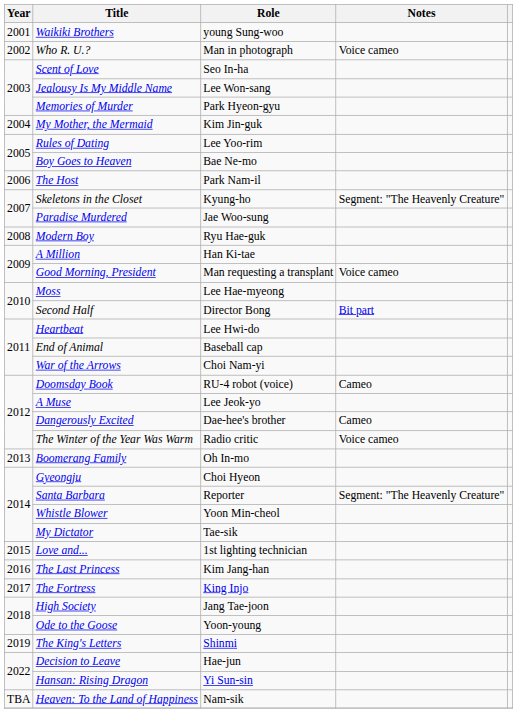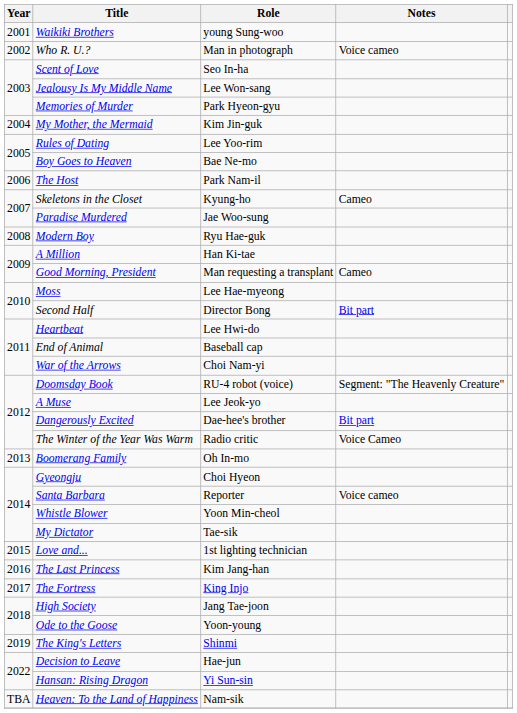(422, 198) Segment: "The Heavenly Creature" -> (355, 198) Cameo
(369, 273) Voice cameo -> (355, 273) Cameo
(355, 384) Cameo -> (422, 384) Segment: "The Heavenly Creature"
(355, 421) Cameo -> (356, 421) Bit part
(369, 439) Voice cameo -> (370, 439) Voice Cameo
(422, 495) Segment: "The Heavenly Creature" -> (369, 495) Voice cameo
